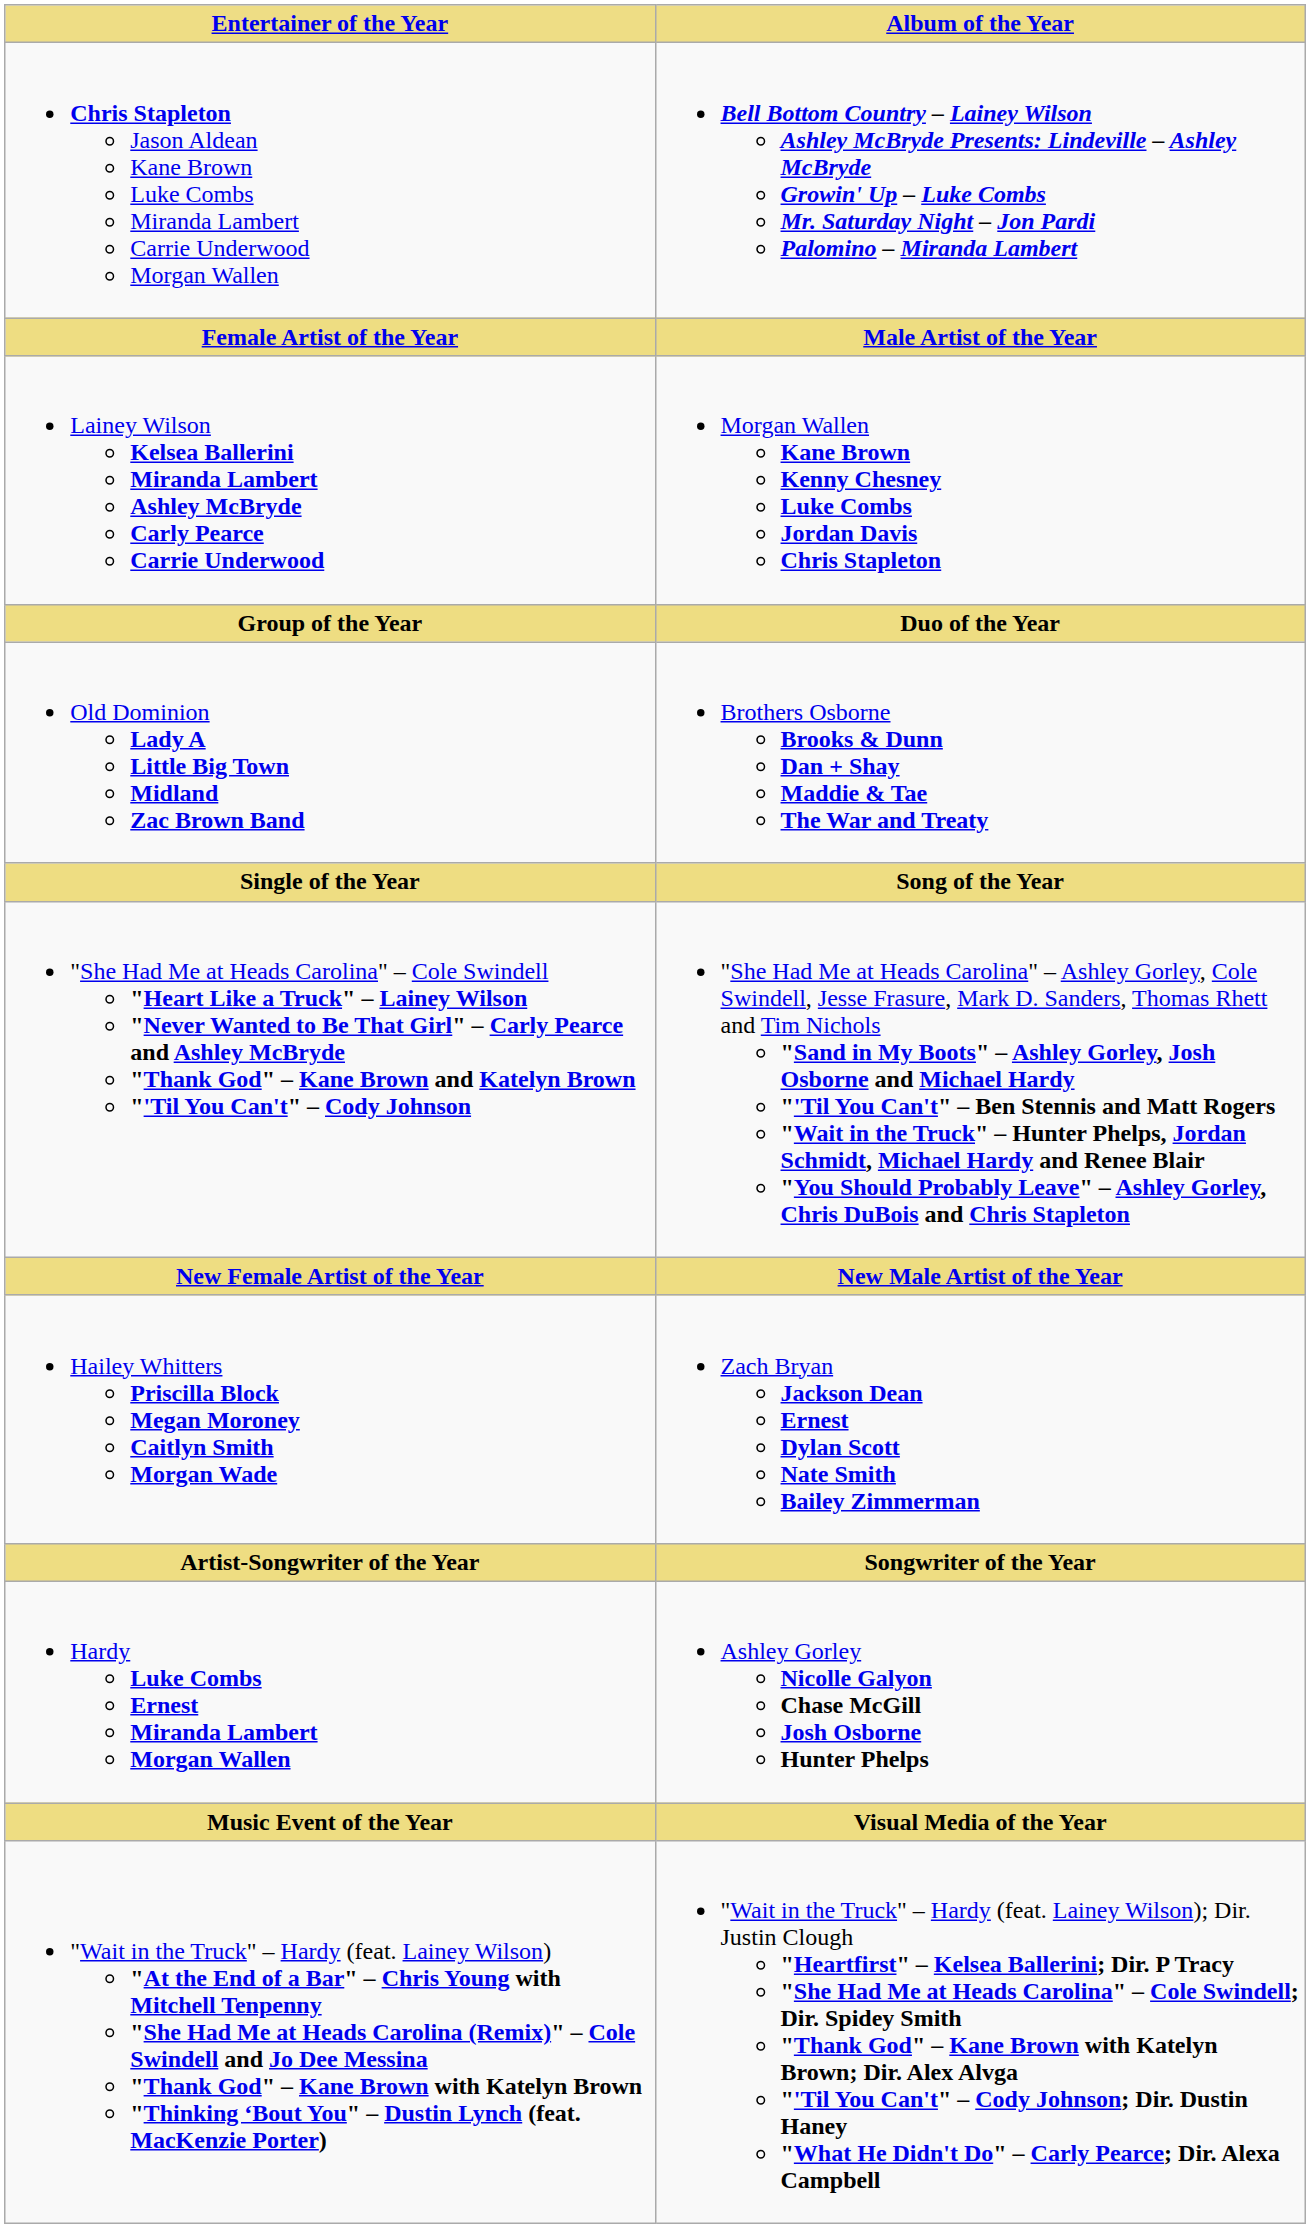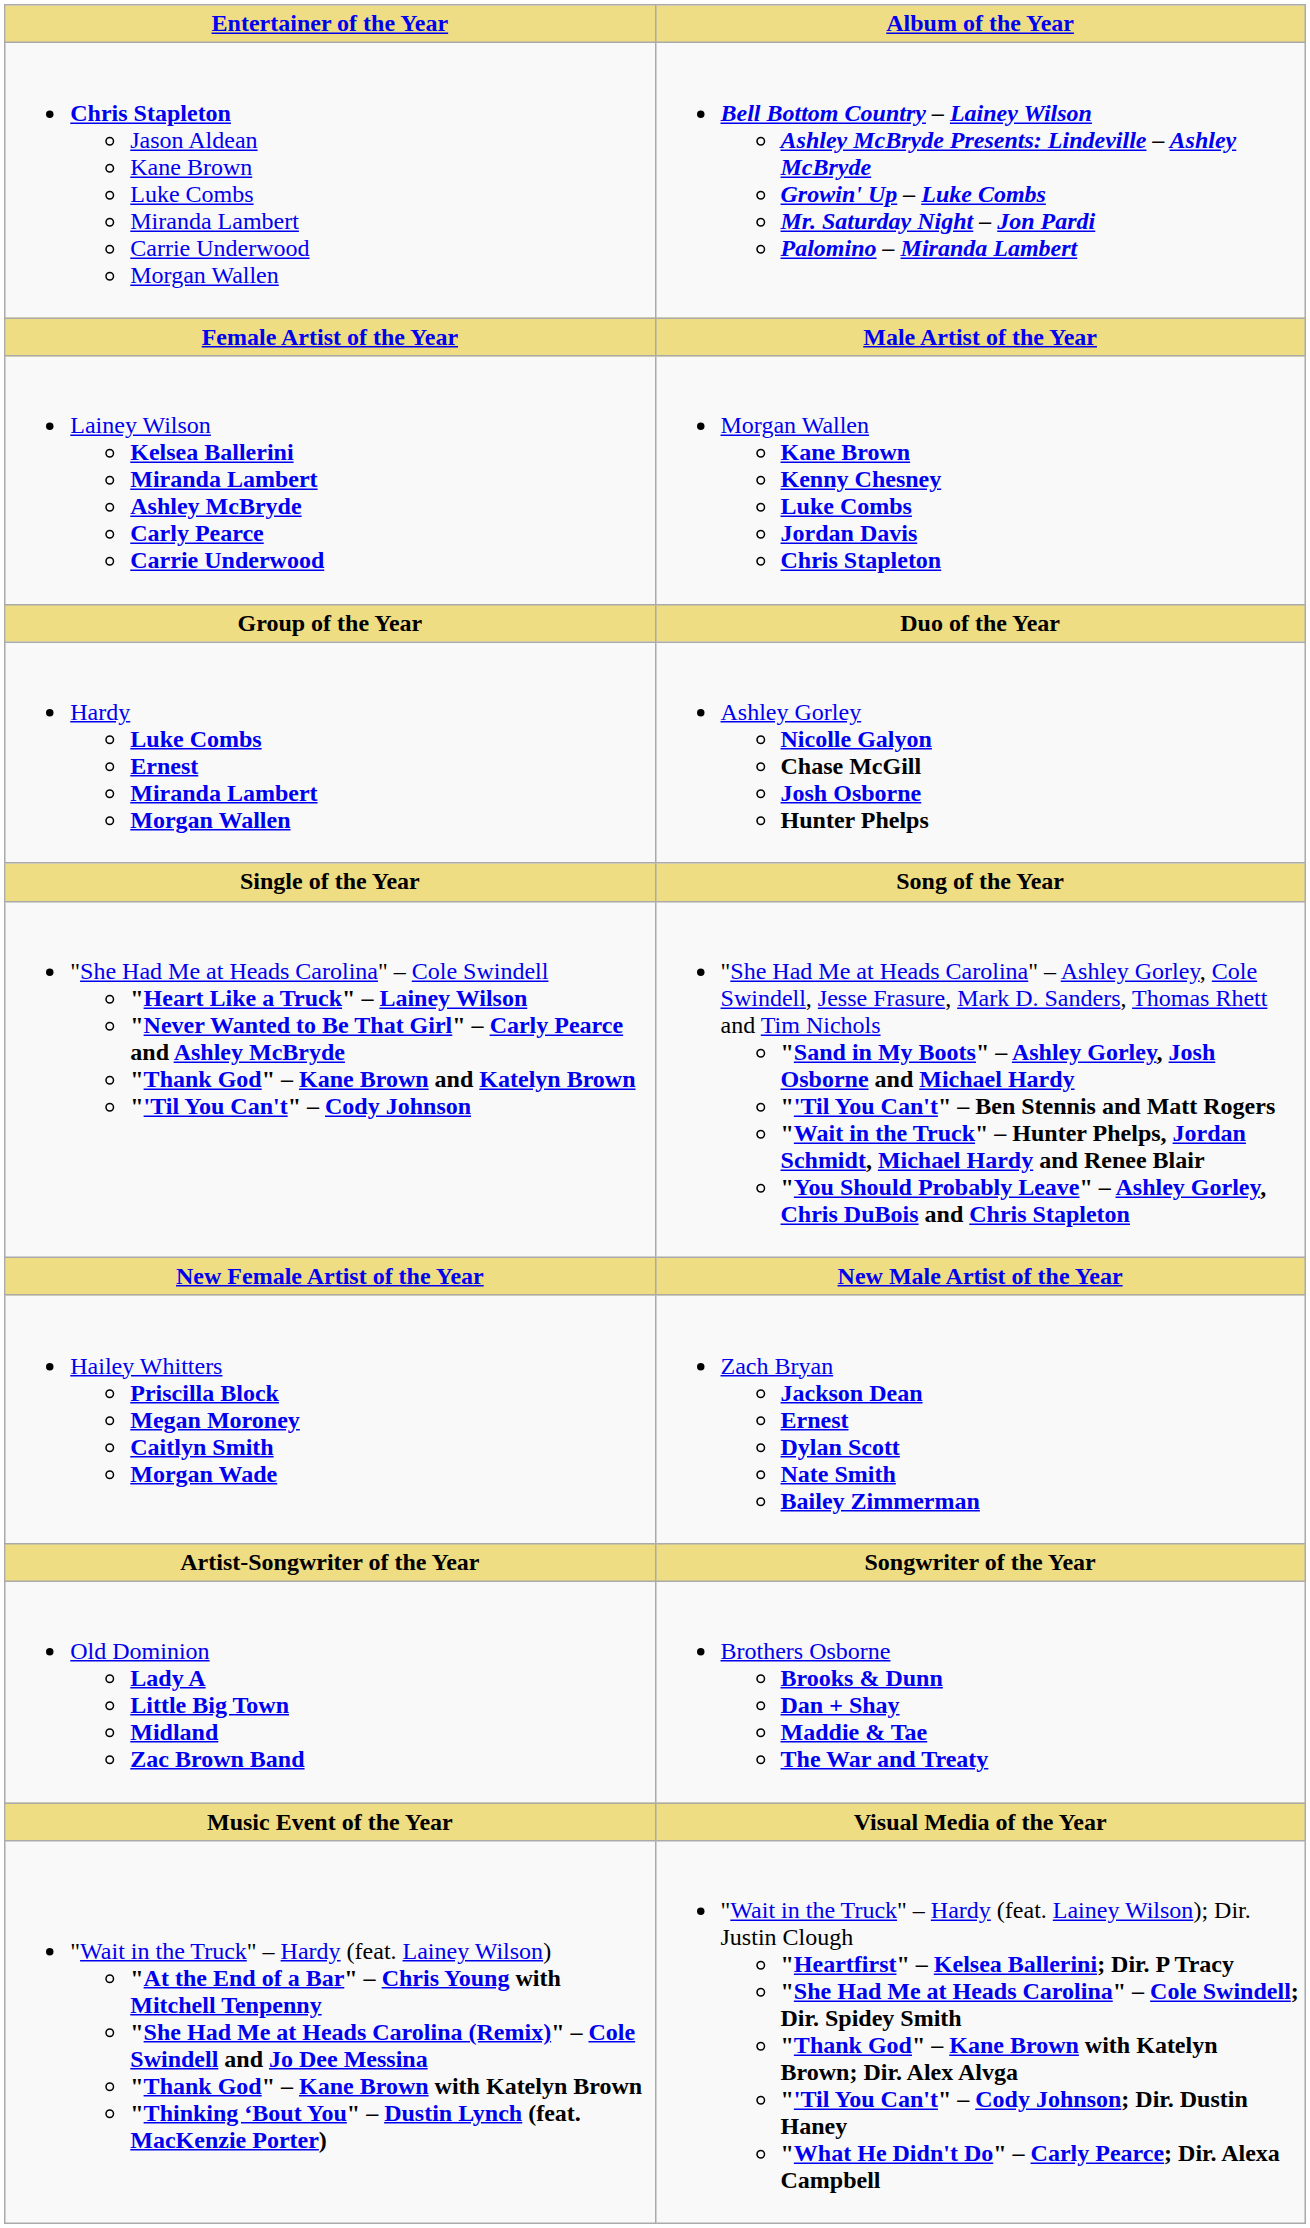rows swapped: (330, 766) <-> (330, 1705)
